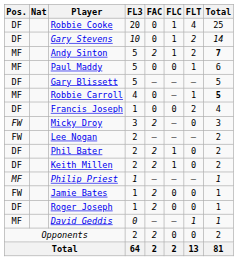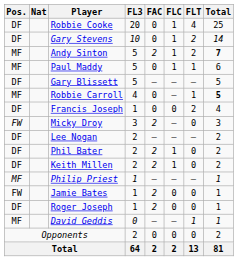(174, 67) 0 -> (174, 67) 1
(17, 137) FW -> (17, 137) DF
(154, 235) 2 -> (154, 235) 0
